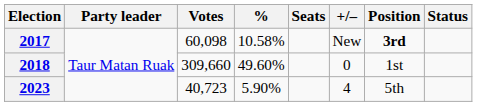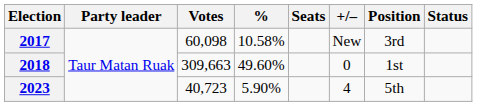(394, 40) bold -> (394, 40) normal
(206, 64) 309,660 -> (206, 64) 309,663
